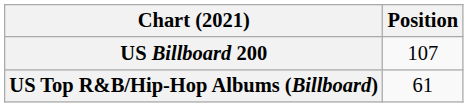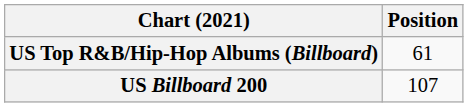rows swapped: (194, 53) <-> (194, 85)
